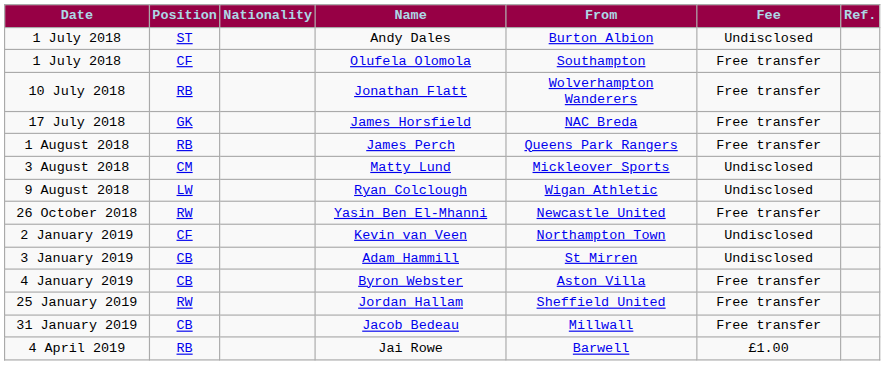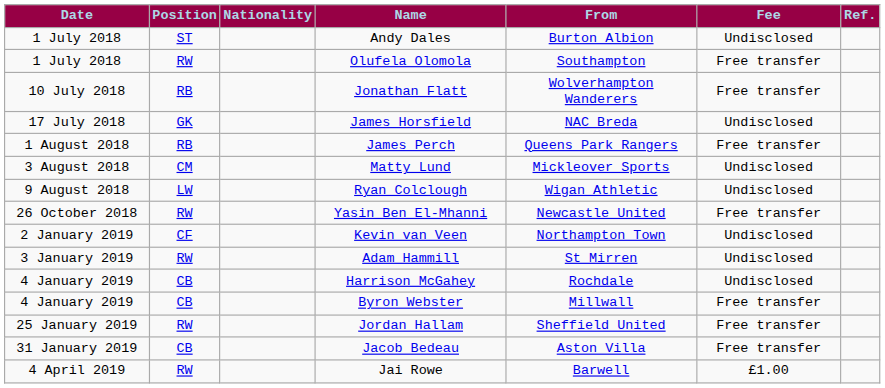(185, 61) CF -> (185, 61) RW
(769, 122) Free transfer -> (769, 122) Undisclosed
(185, 258) CB -> (185, 258) RW
+ row: (411, 280)
(601, 280) Aston Villa -> (601, 303) Millwall
(601, 326) Millwall -> (601, 348) Aston Villa
(185, 348) RB -> (185, 371) RW
